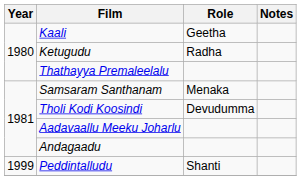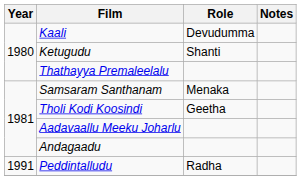(206, 33) Geetha -> (220, 33) Devudumma
(204, 52) Radha -> (203, 52) Shanti
(220, 109) Devudumma -> (206, 109) Geetha
(20, 166) 1999 -> (20, 166) 1991
(203, 166) Shanti -> (204, 166) Radha
